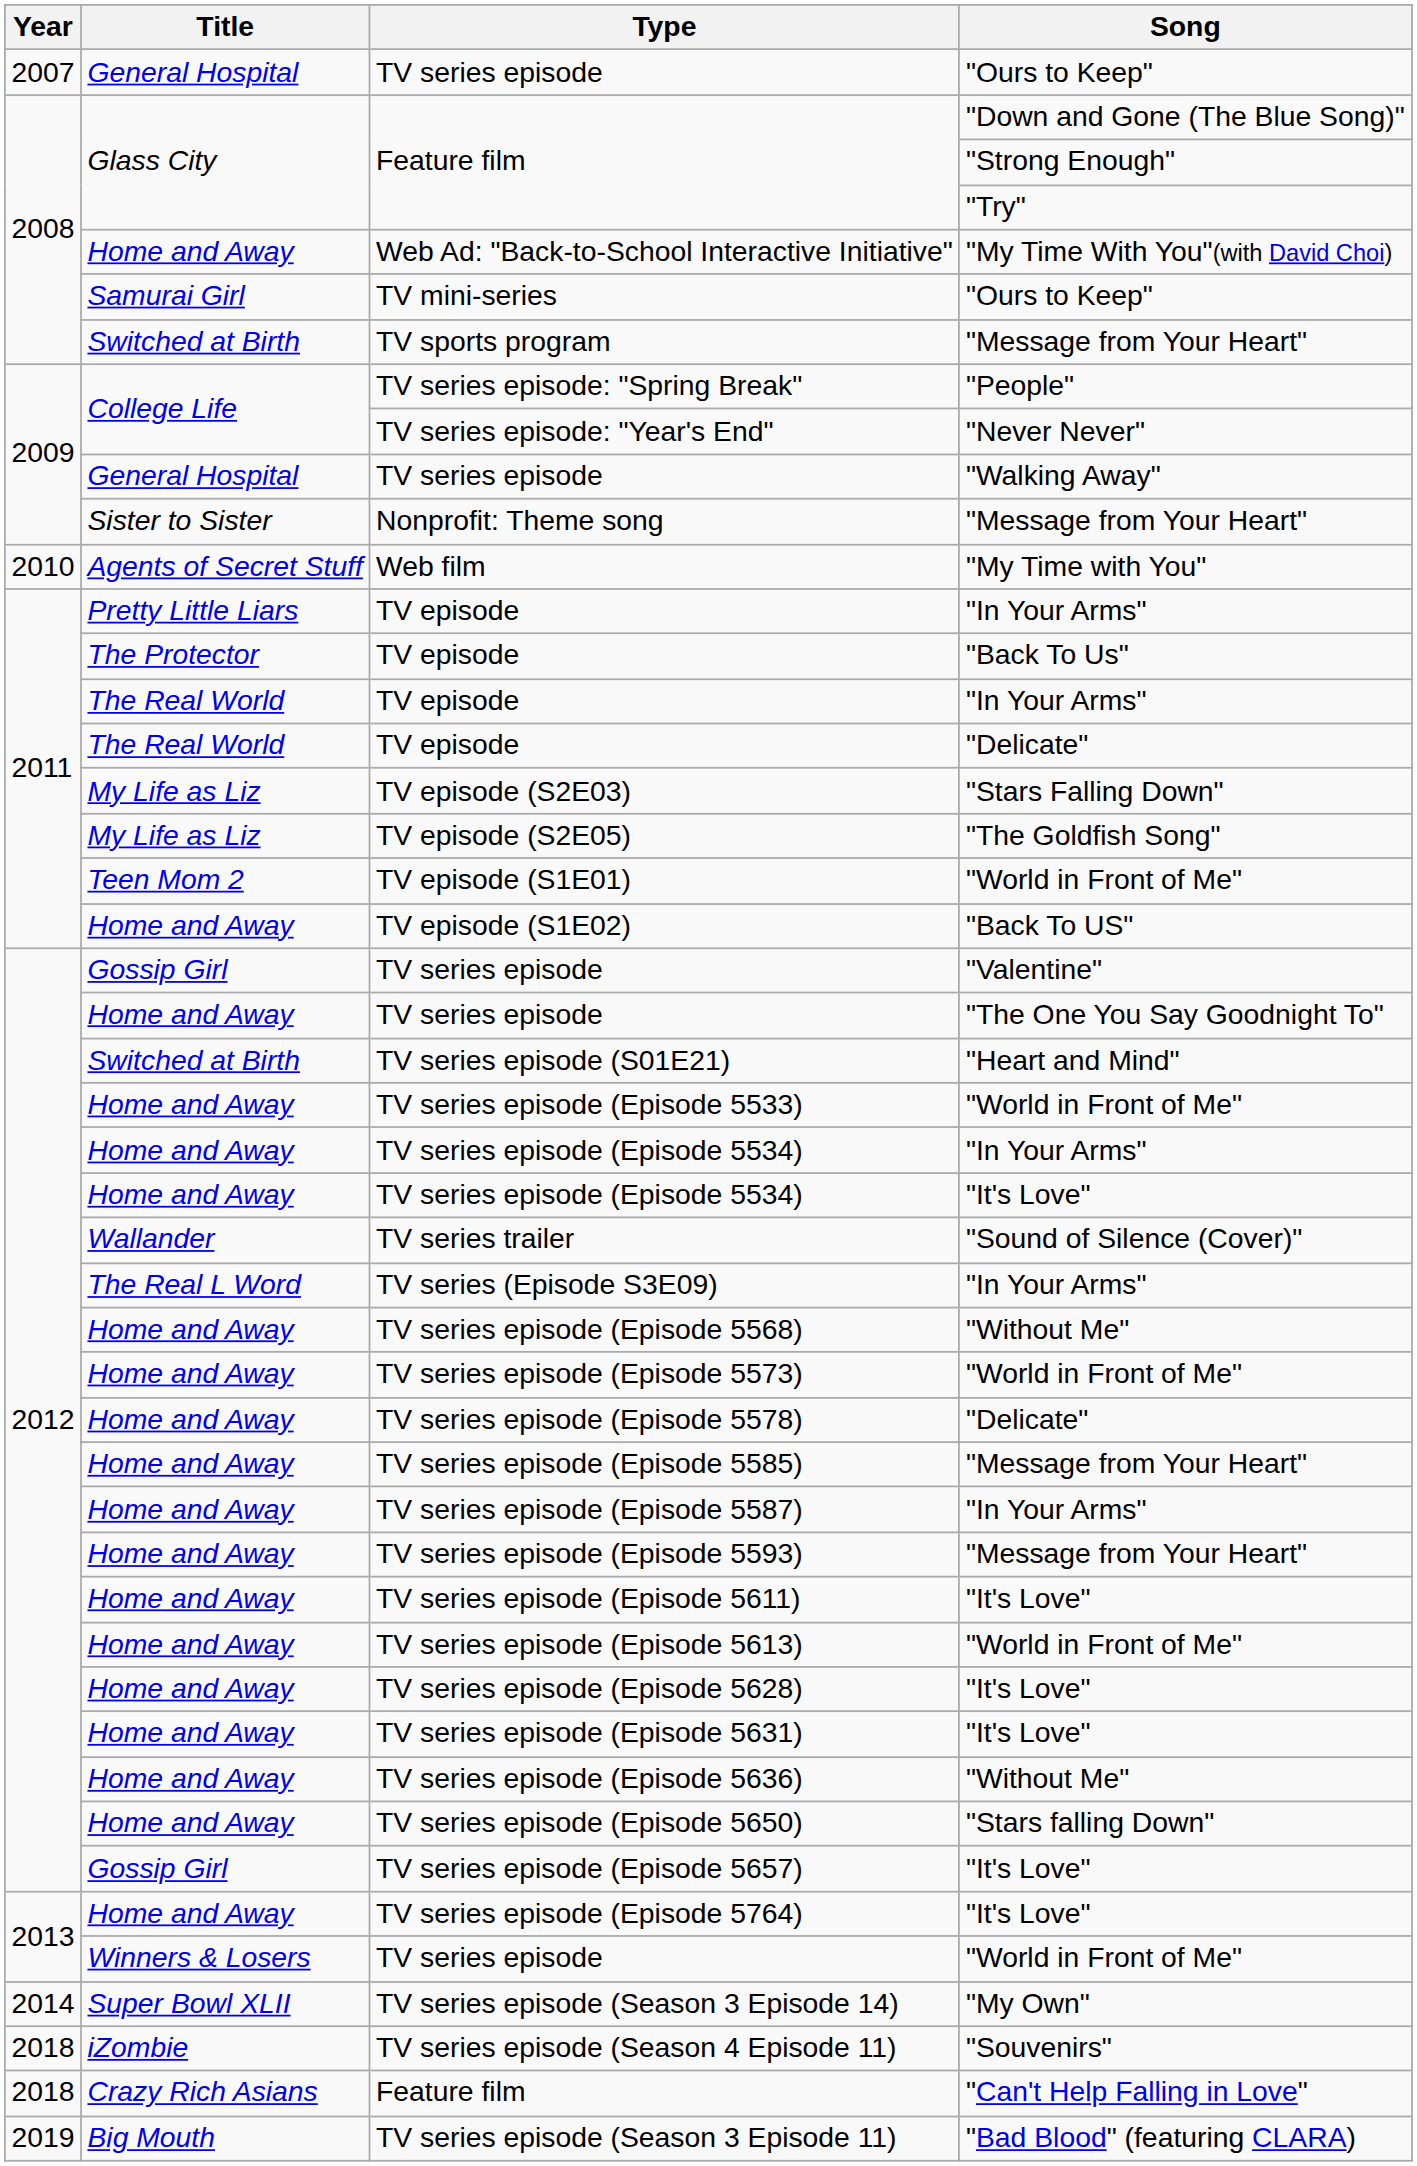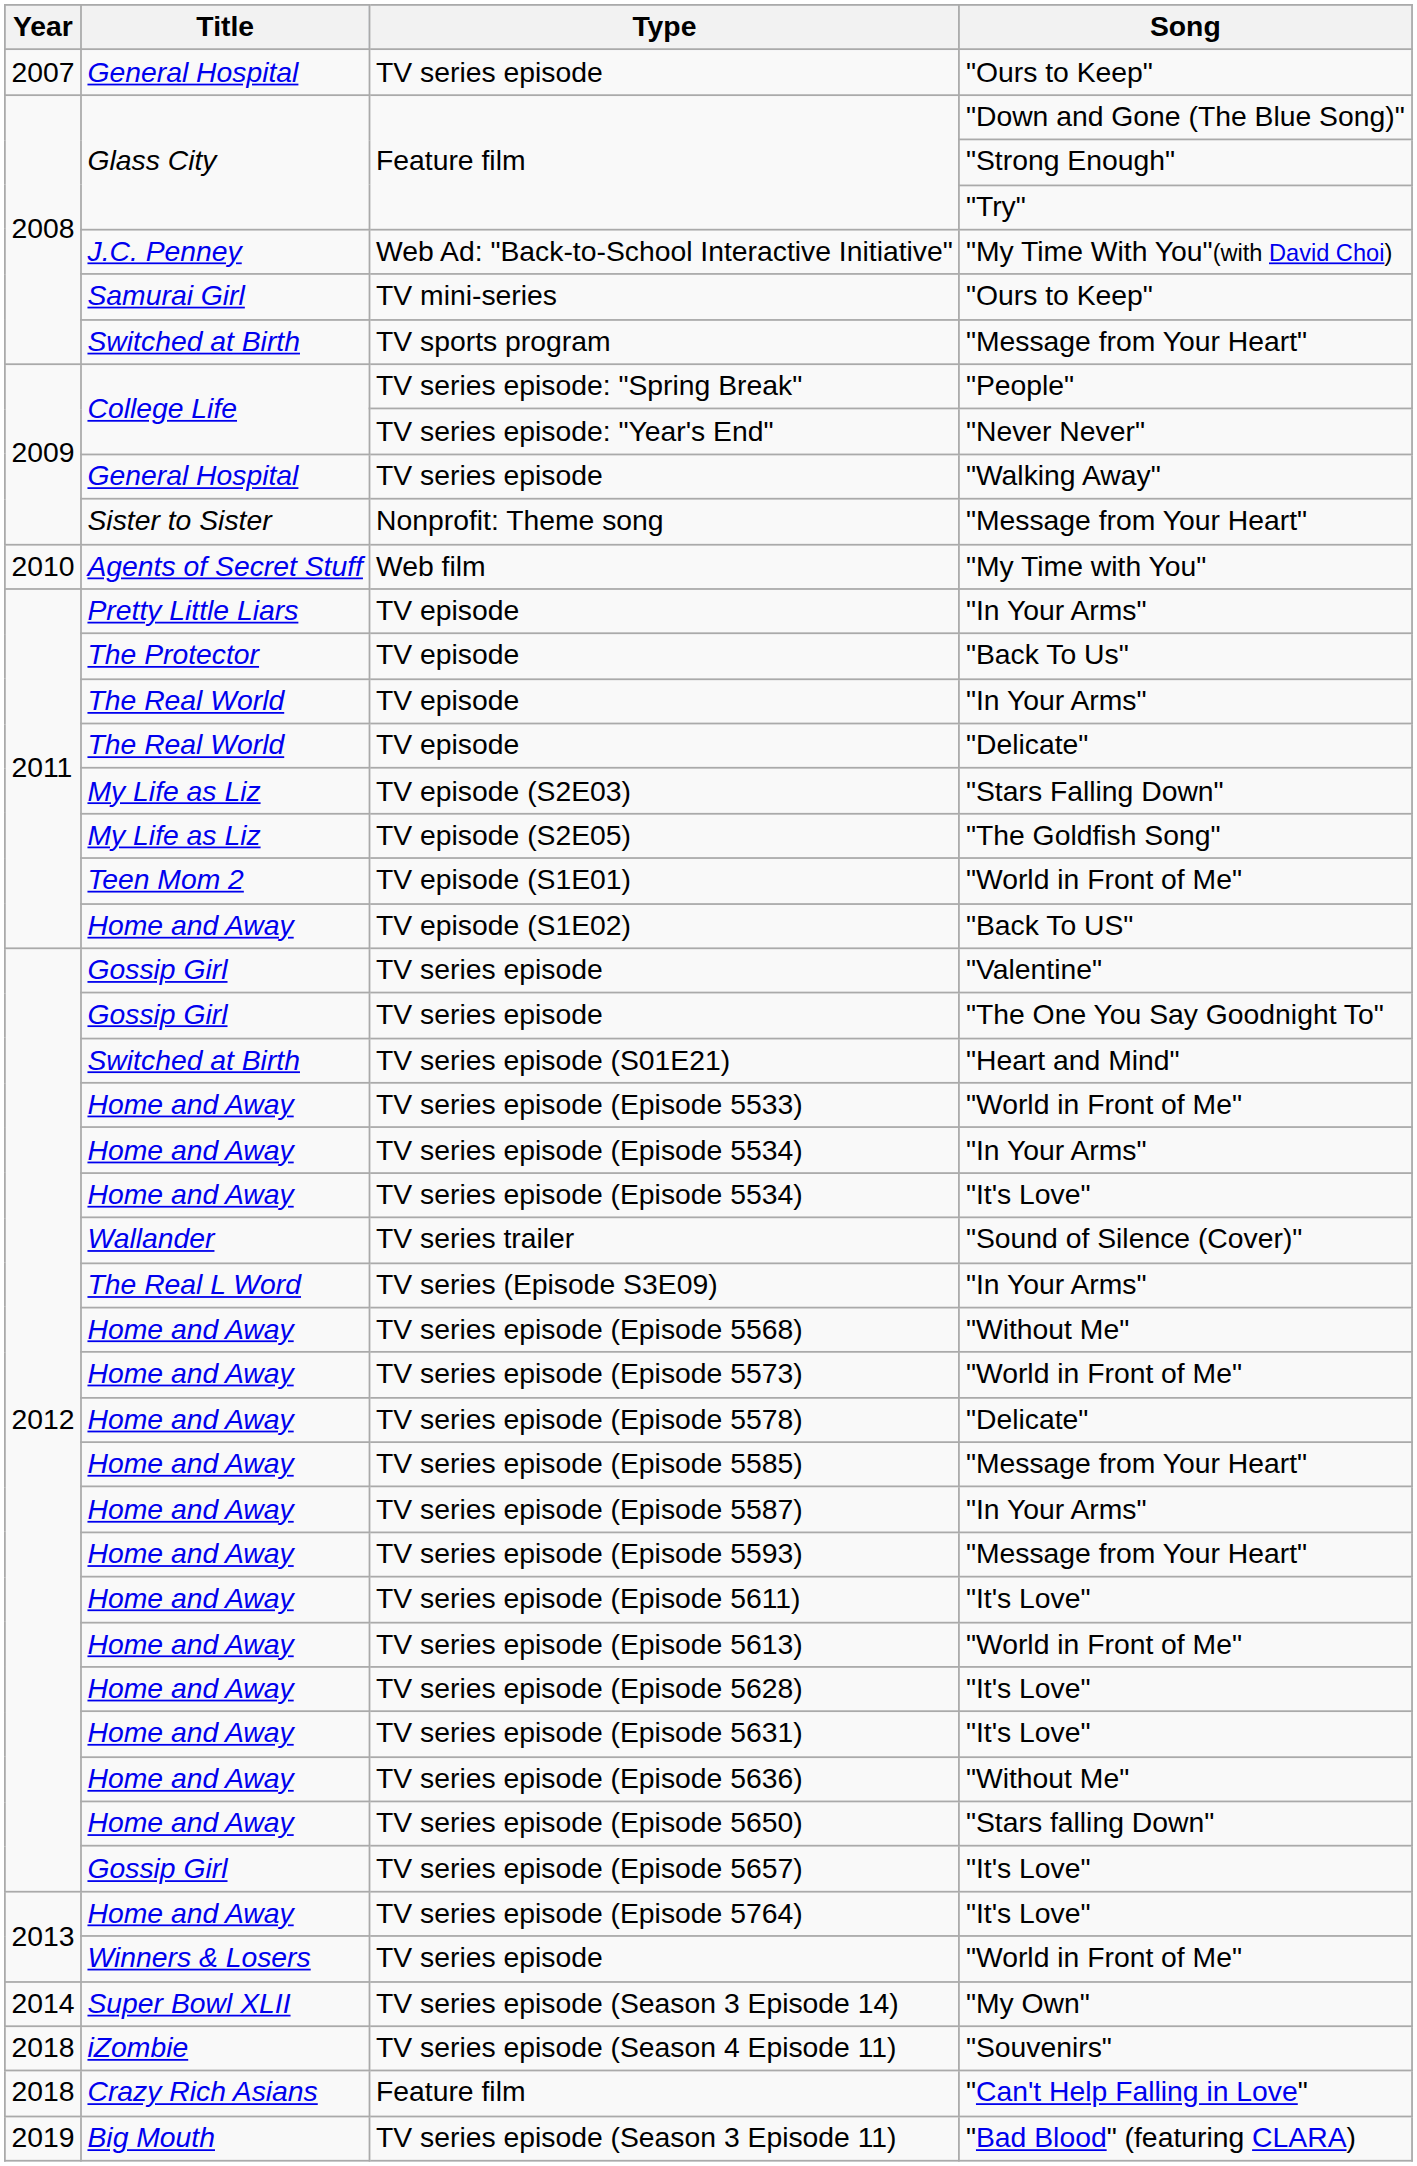(191, 251) Home and Away -> (165, 251) J.C. Penney
(191, 1015) Home and Away -> (157, 1015) Gossip Girl
